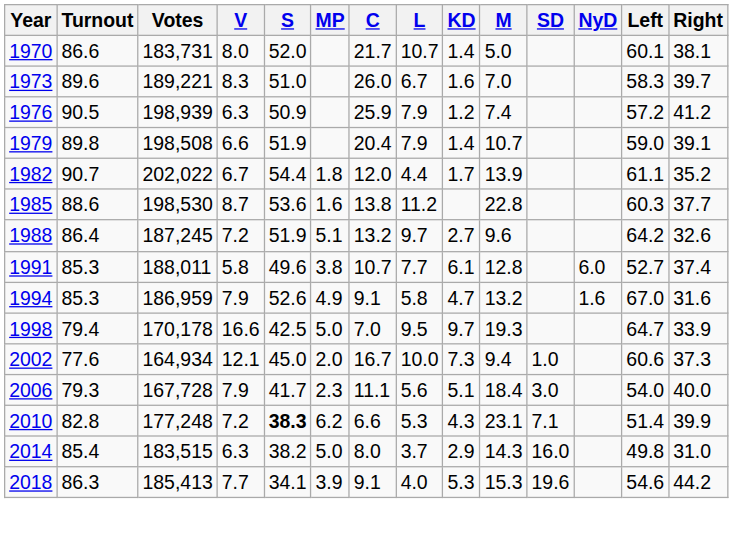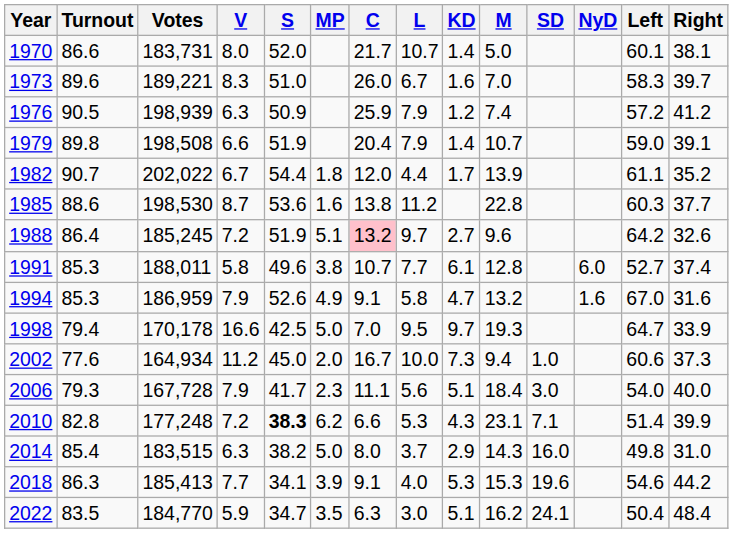(178, 236) 187,245 -> (178, 236) 185,245
(373, 236) no background -> (373, 236) pink background
(241, 359) 12.1 -> (240, 359) 11.2
+ row: (31, 513)
